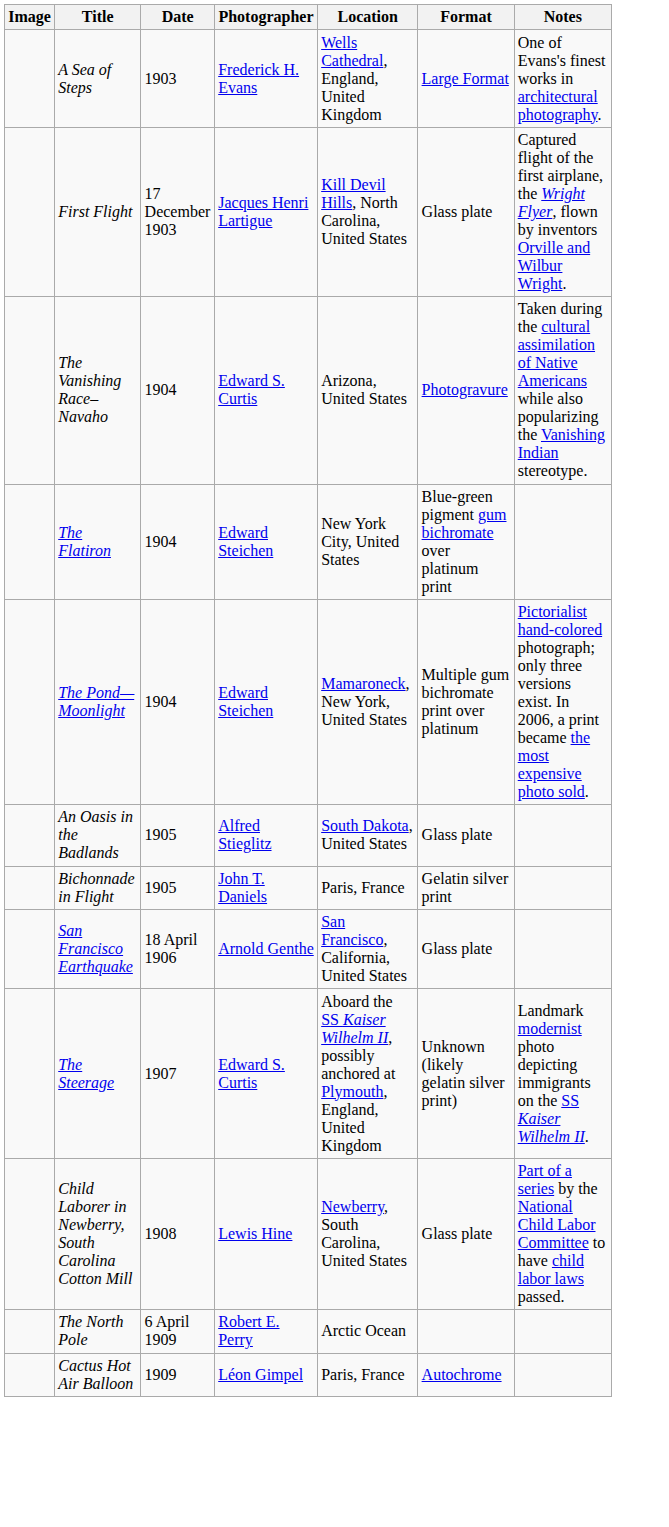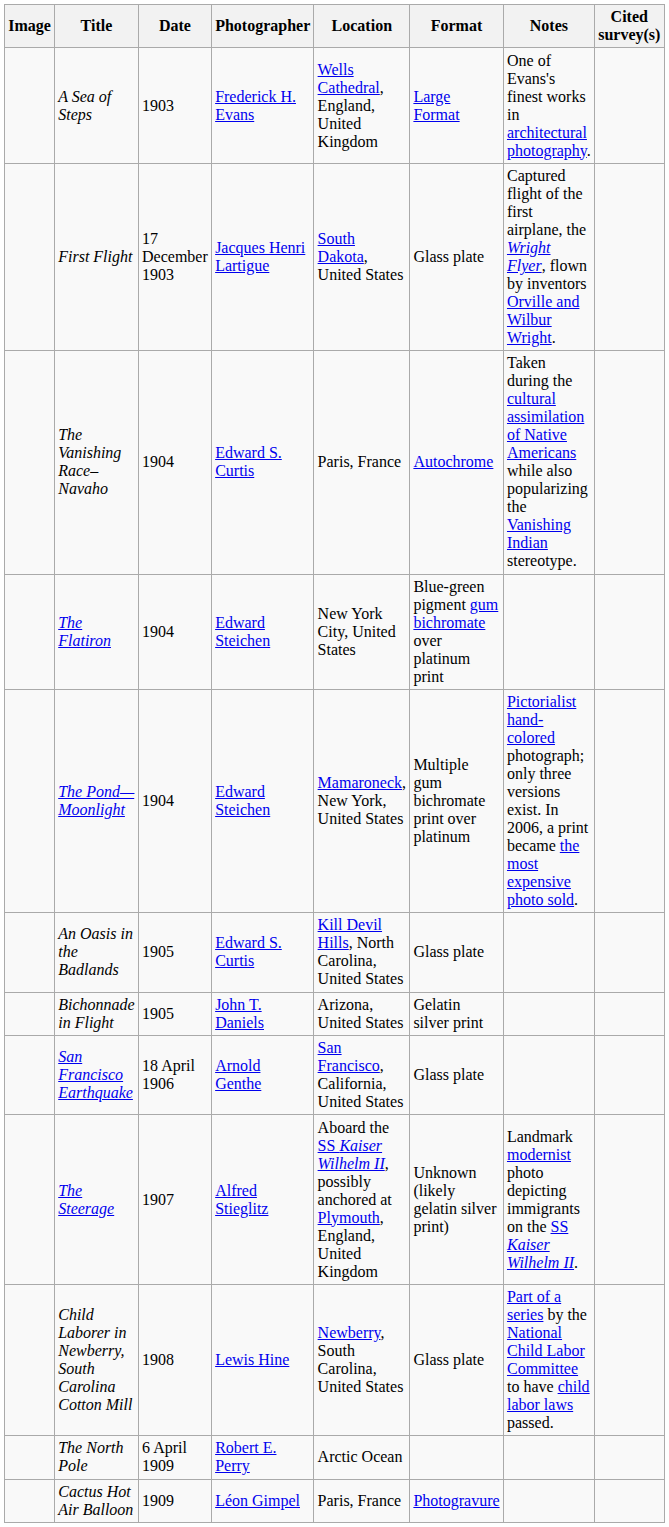+ column: (629, 26)
(364, 211) Kill Devil Hills, North Carolina, United States -> (360, 256) South Dakota, United States
(364, 390) Arizona, United States -> (359, 462) Paris, France
(465, 390) Photogravure -> (453, 462) Autochrome
(245, 835) Alfred Stieglitz -> (248, 952) Edward S. Curtis
(367, 835) South Dakota, United States -> (360, 952) Kill Devil Hills, North Carolina, United States
(363, 887) Paris, France -> (360, 1013) Arizona, United States
(252, 1073) Edward S. Curtis -> (242, 1199) Alfred Stieglitz
(462, 1374) Autochrome -> (456, 1500) Photogravure
